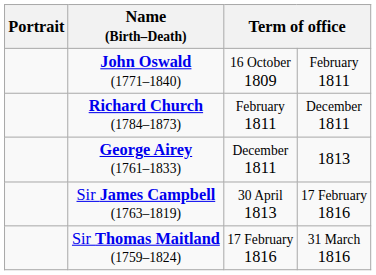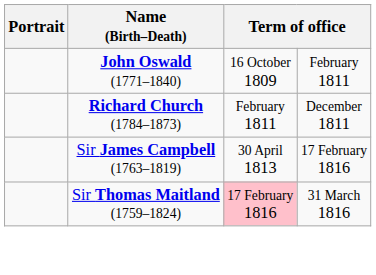- row: (146, 159)
(260, 248) no background -> (260, 204) pink background
